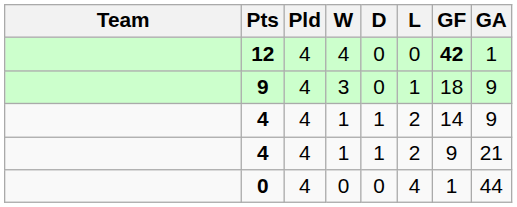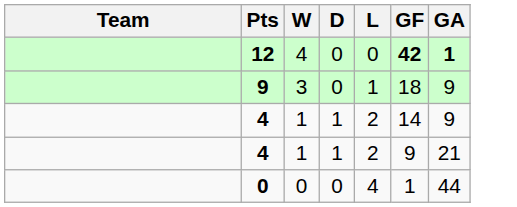- column: (305, 20)
(491, 53) normal -> (449, 53) bold
